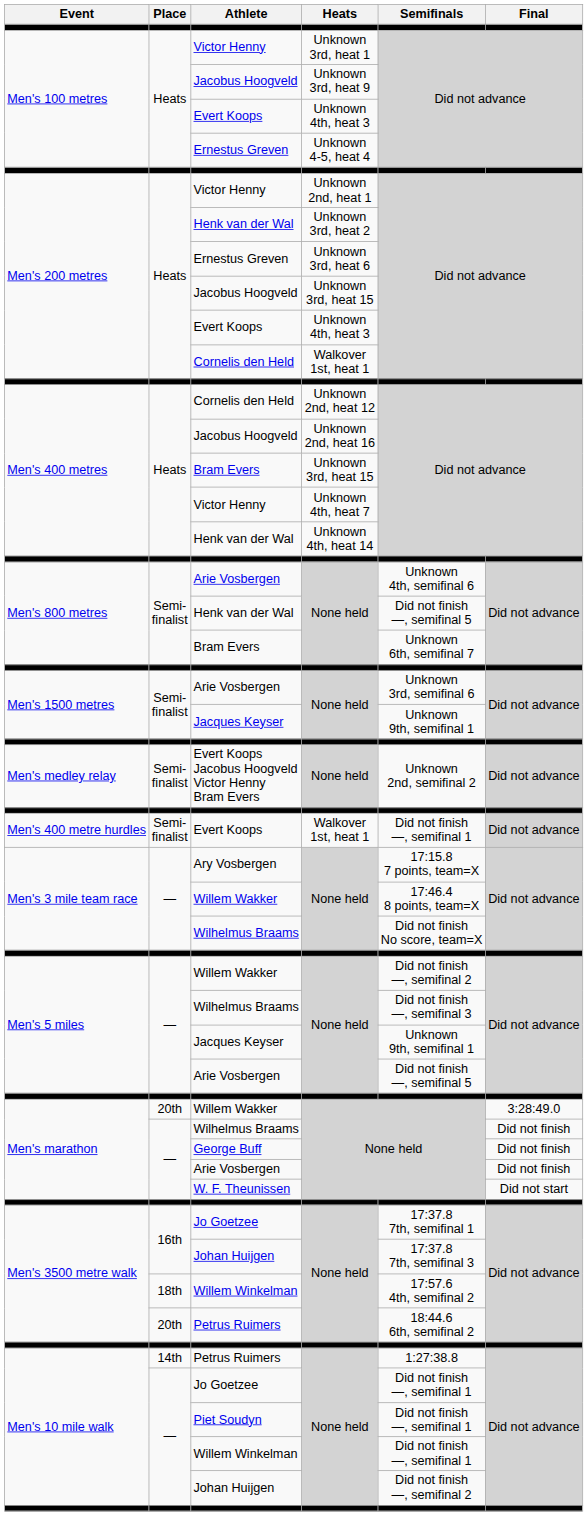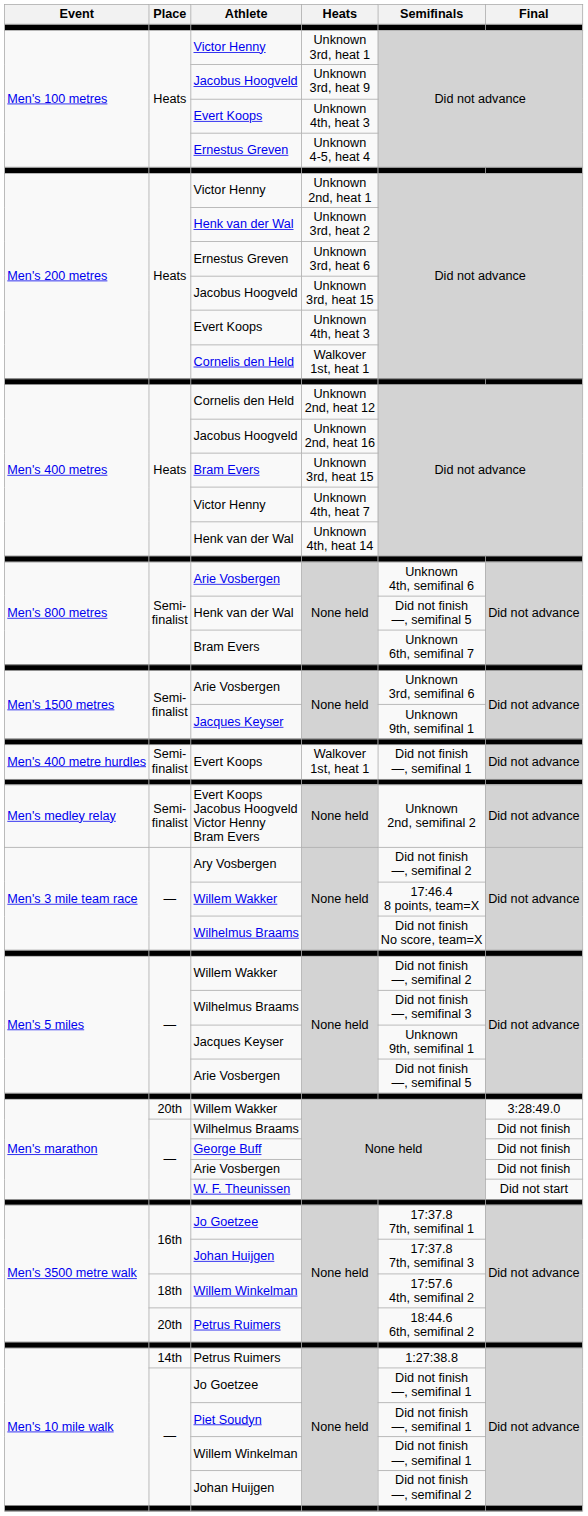rows swapped: (77, 830) <-> (62, 776)
(432, 864) 17:15.8 7 points, team=X -> (432, 864) Did not finish —, semifinal 2
